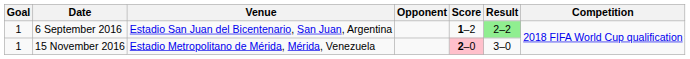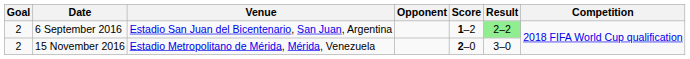(18, 29) 1 -> (18, 29) 2
(18, 46) 1 -> (18, 46) 2
(466, 46) pink background -> (466, 46) no background
